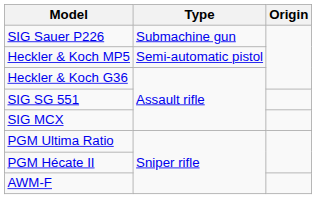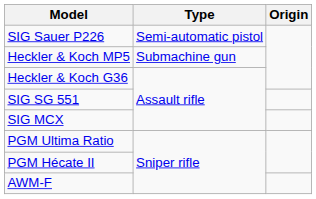(186, 36) Submachine gun -> (200, 36) Semi-automatic pistol
(200, 57) Semi-automatic pistol -> (186, 57) Submachine gun
